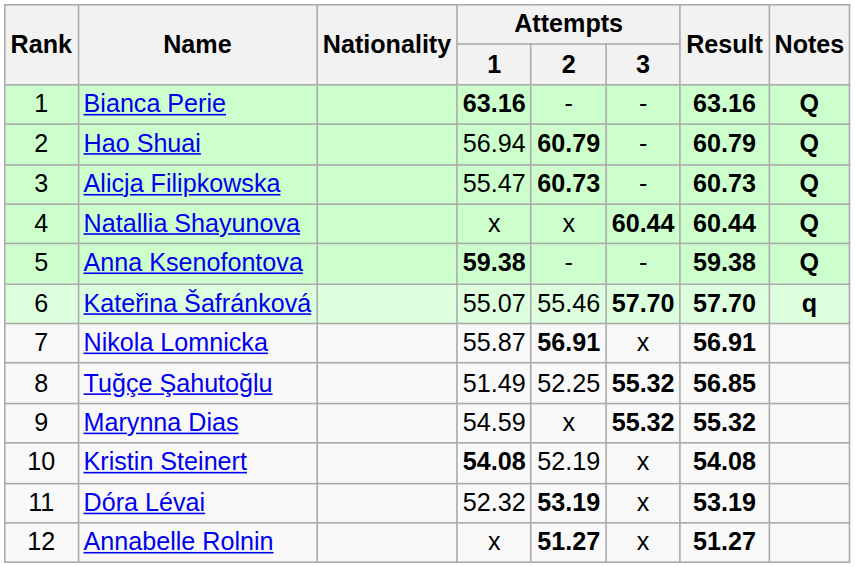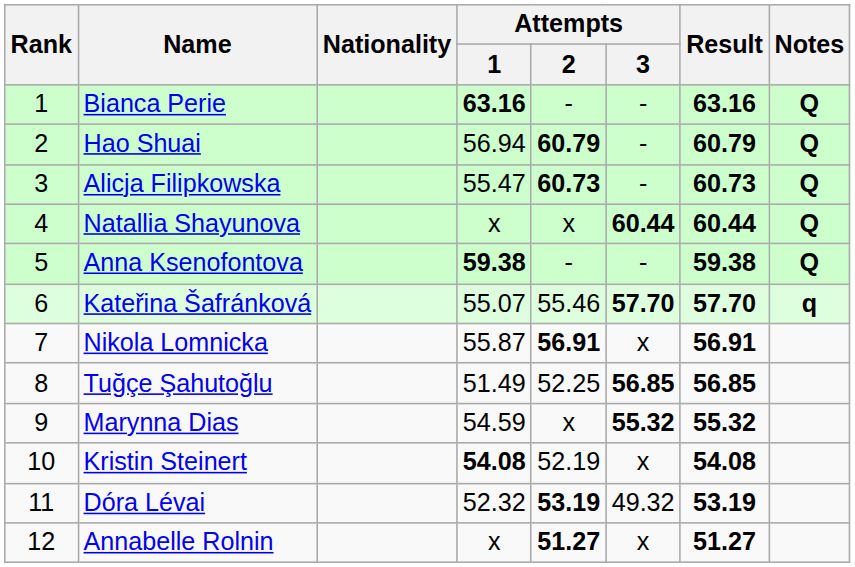(643, 382) 55.32 -> (643, 382) 56.85
(643, 502) x -> (643, 502) 49.32
